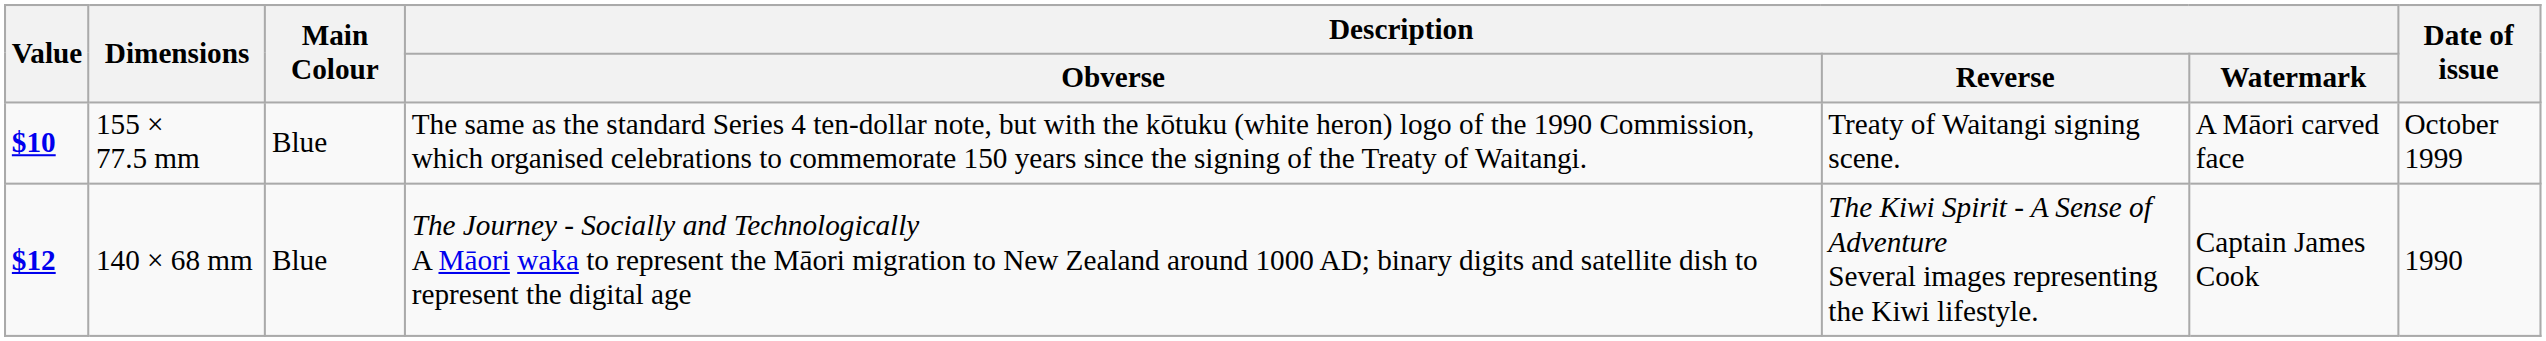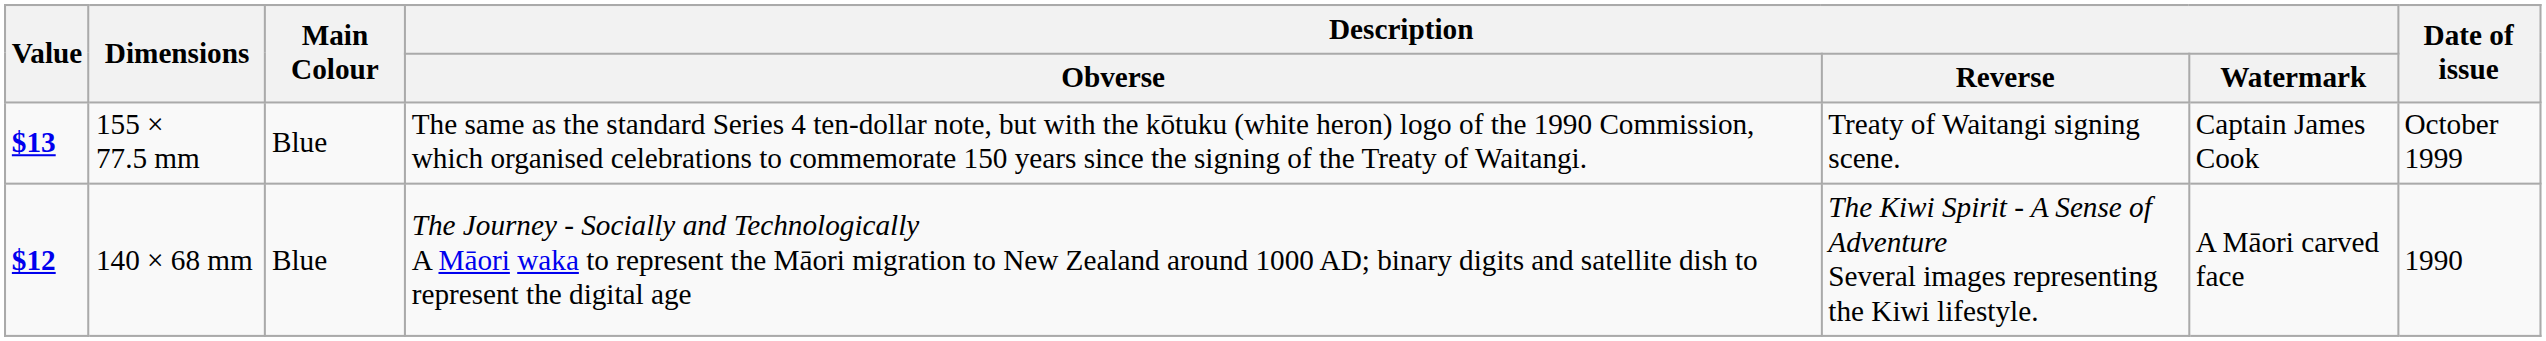(34, 142) $10 -> (34, 142) $13
(2287, 142) A Māori carved face -> (2281, 142) Captain James Cook
(2281, 259) Captain James Cook -> (2287, 259) A Māori carved face
